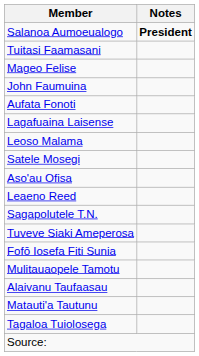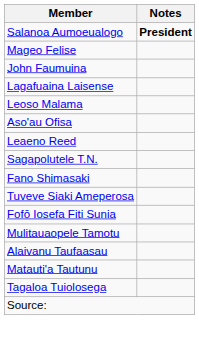- row: (54, 50)
- row: (41, 104)
- row: (44, 159)
+ row: (48, 178)
